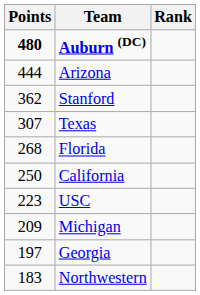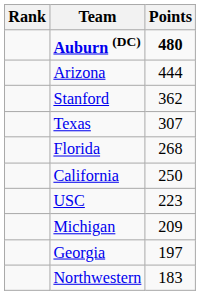columns swapped: (173, 17) <-> (30, 17)
